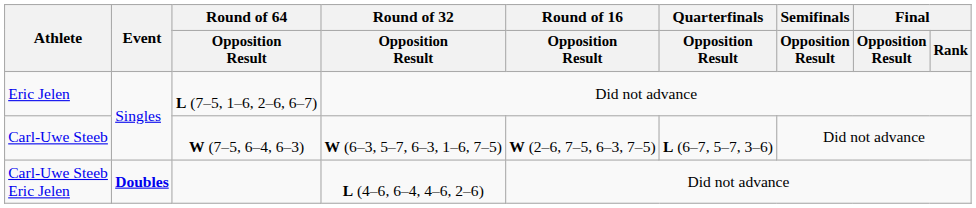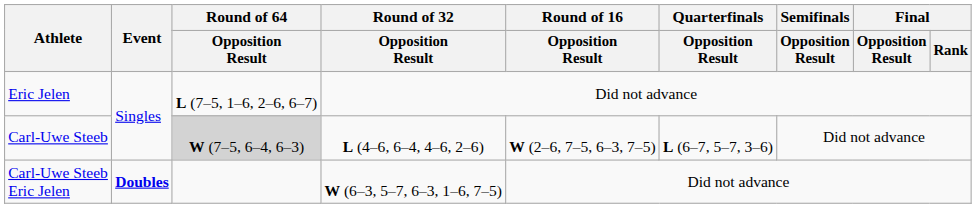(247, 147) no background -> (247, 147) lightgrey background
(413, 147) W (6–3, 5–7, 6–3, 1–6, 7–5) -> (413, 147) L (4–6, 6–4, 4–6, 2–6)
(413, 191) L (4–6, 6–4, 4–6, 2–6) -> (413, 191) W (6–3, 5–7, 6–3, 1–6, 7–5)
